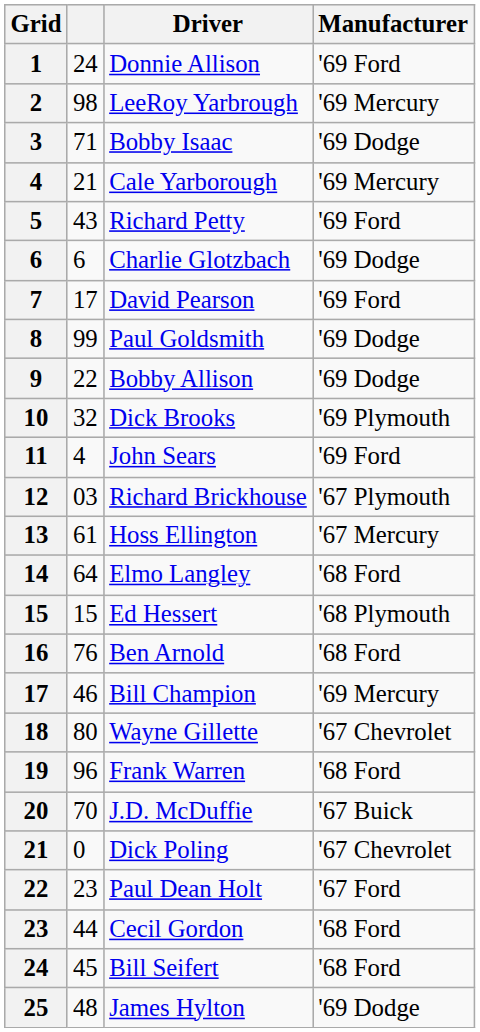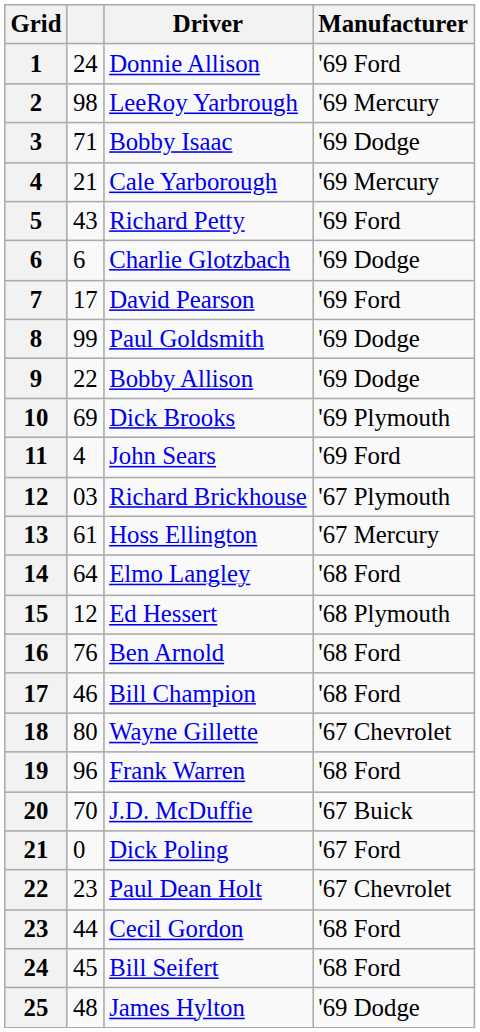(85, 417) 32 -> (85, 417) 69
(85, 614) 15 -> (85, 614) 12
(379, 692) '69 Mercury -> (359, 692) '68 Ford
(385, 850) '67 Chevrolet -> (359, 850) '67 Ford
(359, 889) '67 Ford -> (385, 889) '67 Chevrolet
